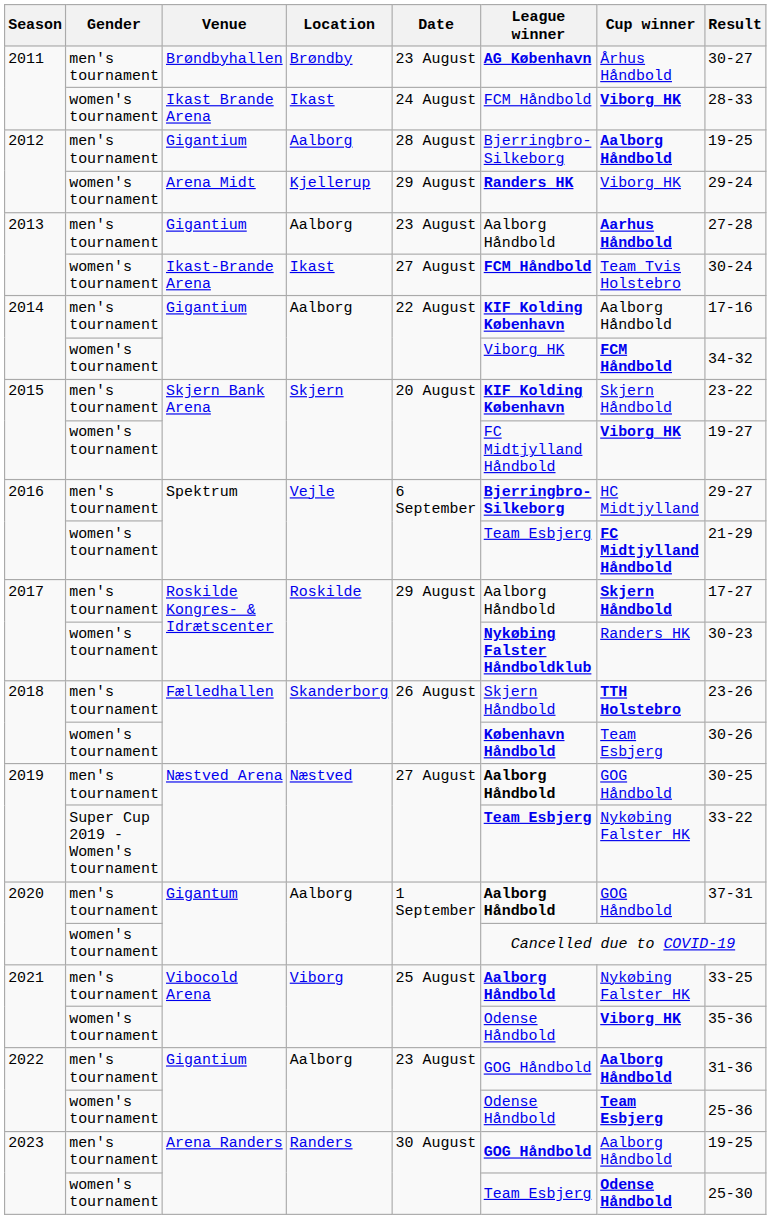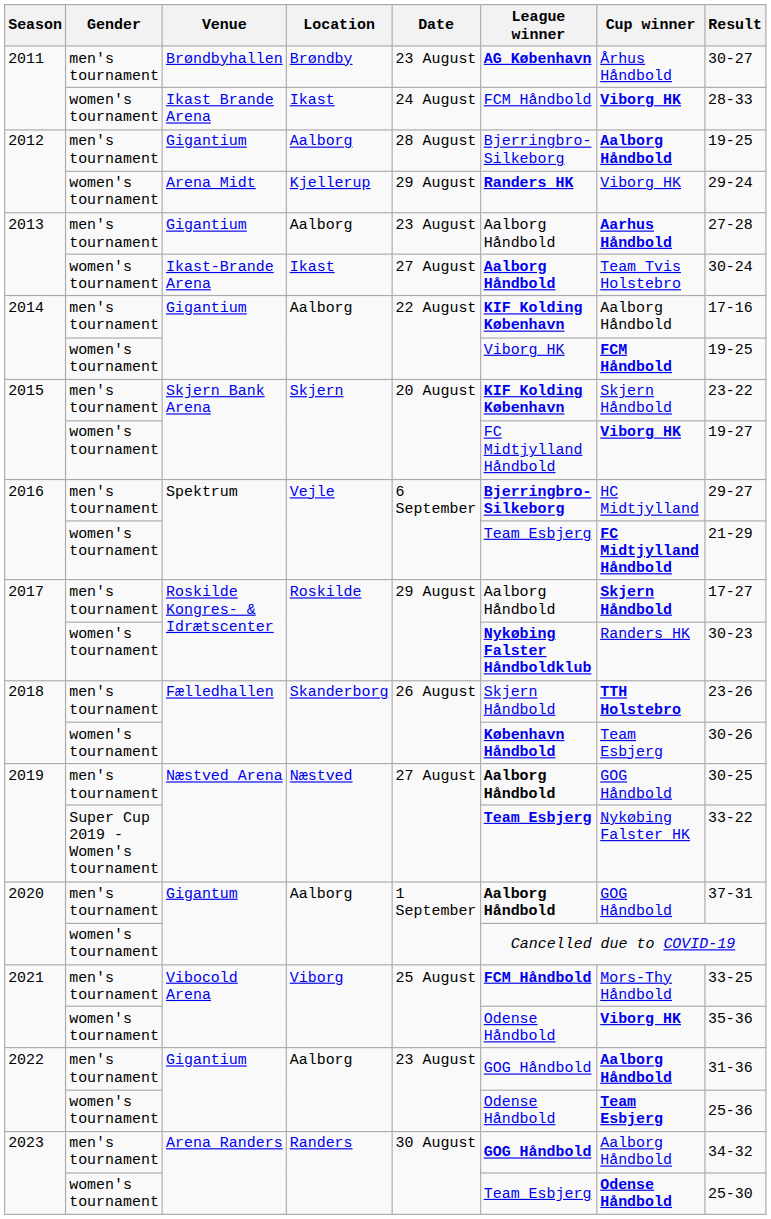(538, 266) FCM Håndbold -> (520, 275) Aalborg Håndbold
(730, 358) 34-32 -> (730, 350) 19-25
(520, 986) Aalborg Håndbold -> (538, 977) FCM Håndbold
(645, 986) Nykøbing Falster HK -> (636, 986) Mors-Thy Håndbold
(730, 1143) 19-25 -> (730, 1152) 34-32
